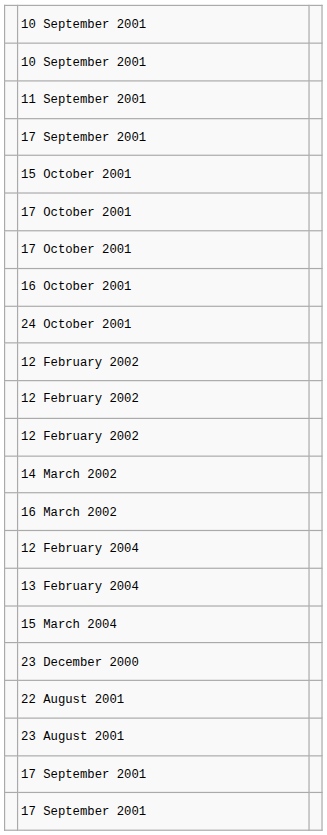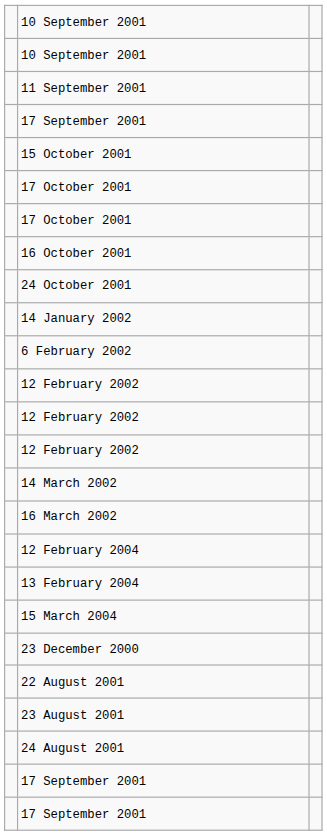+ row: (11, 319)
+ row: (11, 352)
+ row: (11, 748)
